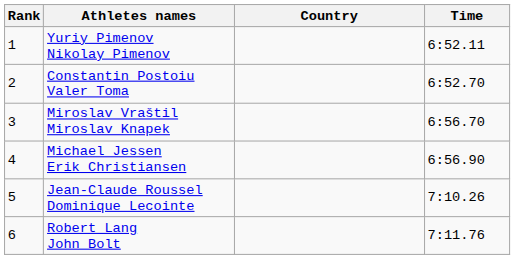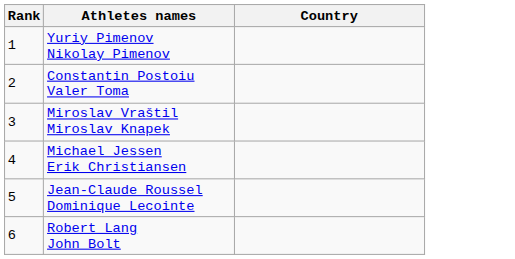- column: (467, 16)
